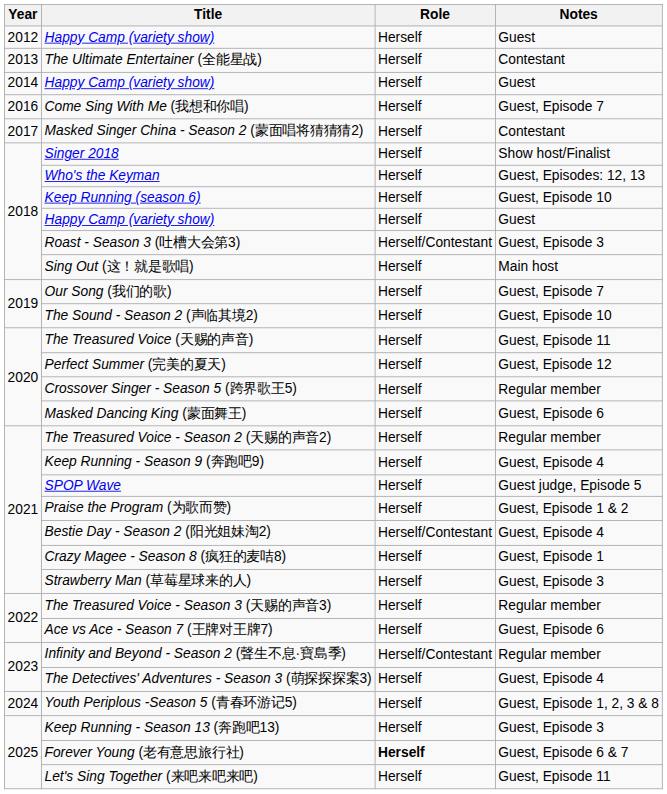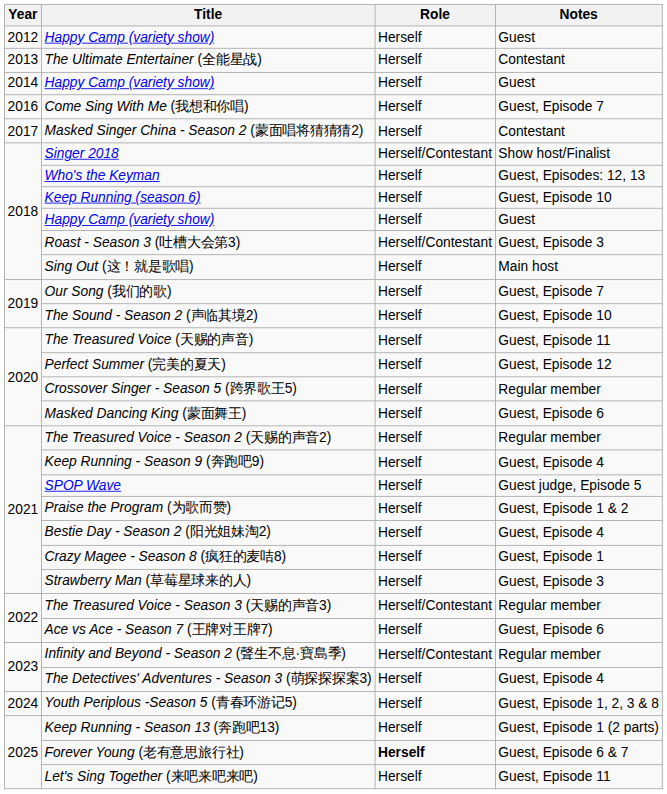(400, 154) Herself -> (435, 154) Herself/Contestant
(435, 532) Herself/Contestant -> (400, 532) Herself
(400, 606) Herself -> (435, 606) Herself/Contestant
(551, 728) Guest, Episode 3 -> (579, 728) Guest, Episode 1 (2 parts)
